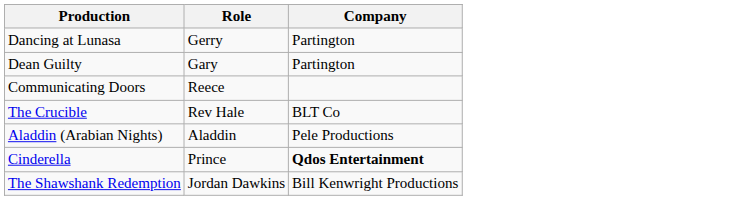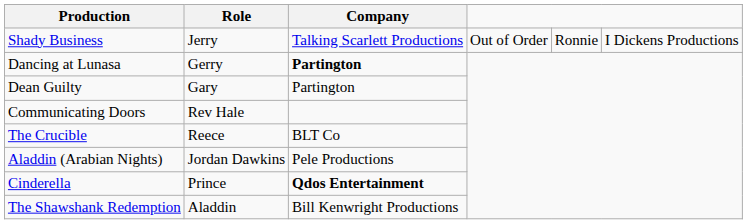+ row: (55, 40)
(323, 40) normal -> (327, 64) bold
(206, 87) Reece -> (216, 111) Rev Hale
(216, 111) Rev Hale -> (206, 135) Reece
(212, 135) Aladdin -> (236, 159) Jordan Dawkins
(236, 183) Jordan Dawkins -> (212, 207) Aladdin
